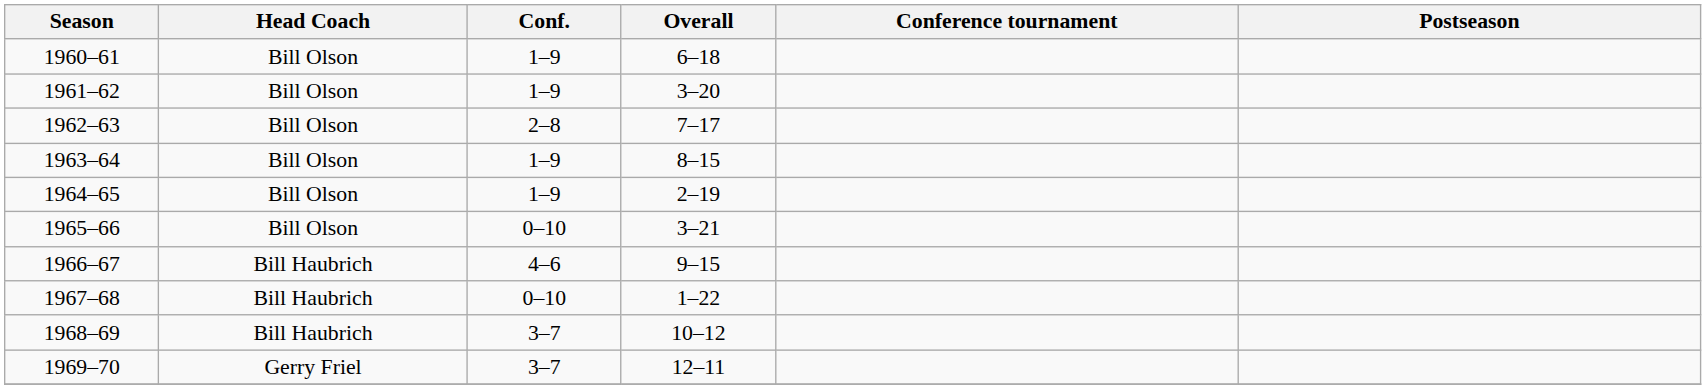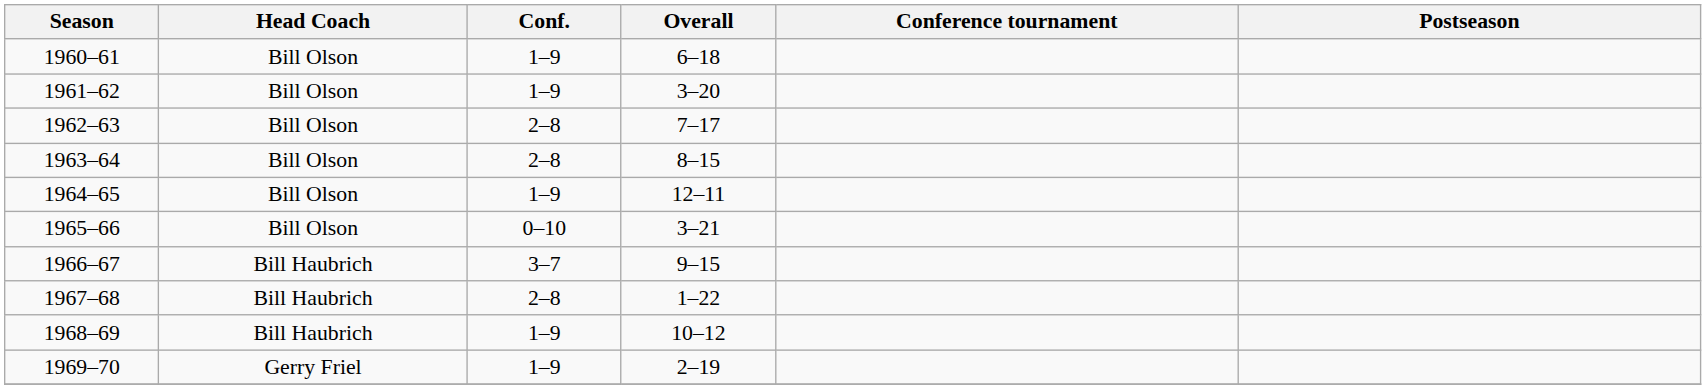(544, 159) 1–9 -> (544, 159) 2–8
(698, 194) 2–19 -> (698, 194) 12–11
(544, 263) 4–6 -> (544, 263) 3–7
(544, 297) 0–10 -> (544, 297) 2–8
(544, 332) 3–7 -> (544, 332) 1–9
(544, 366) 3–7 -> (544, 366) 1–9
(698, 366) 12–11 -> (698, 366) 2–19
